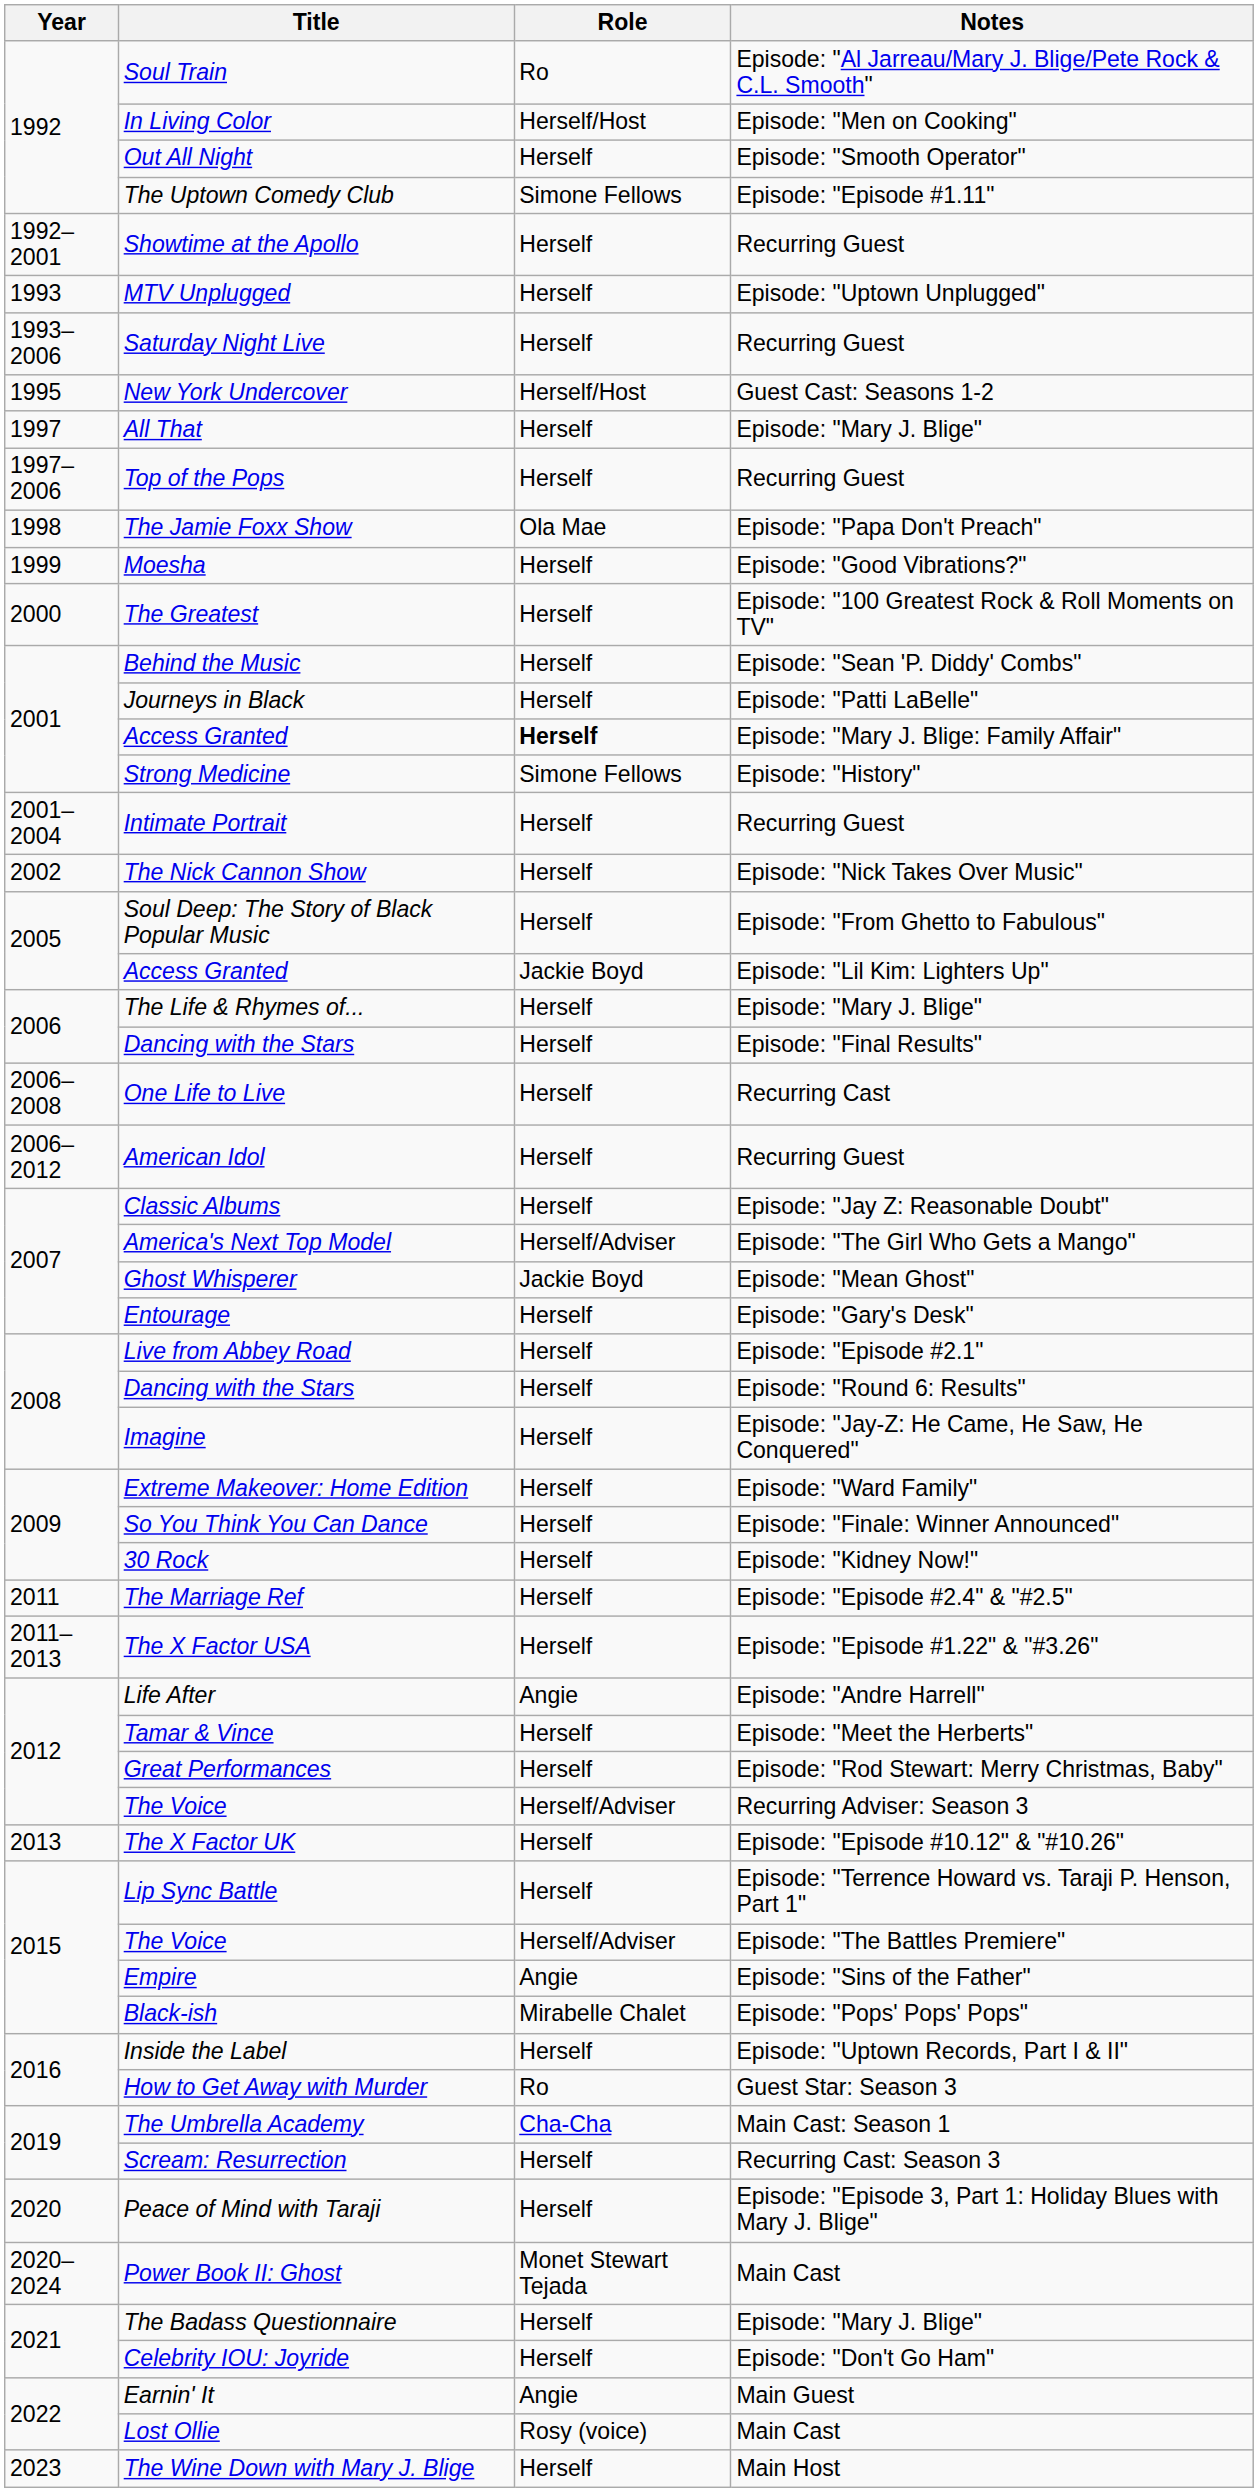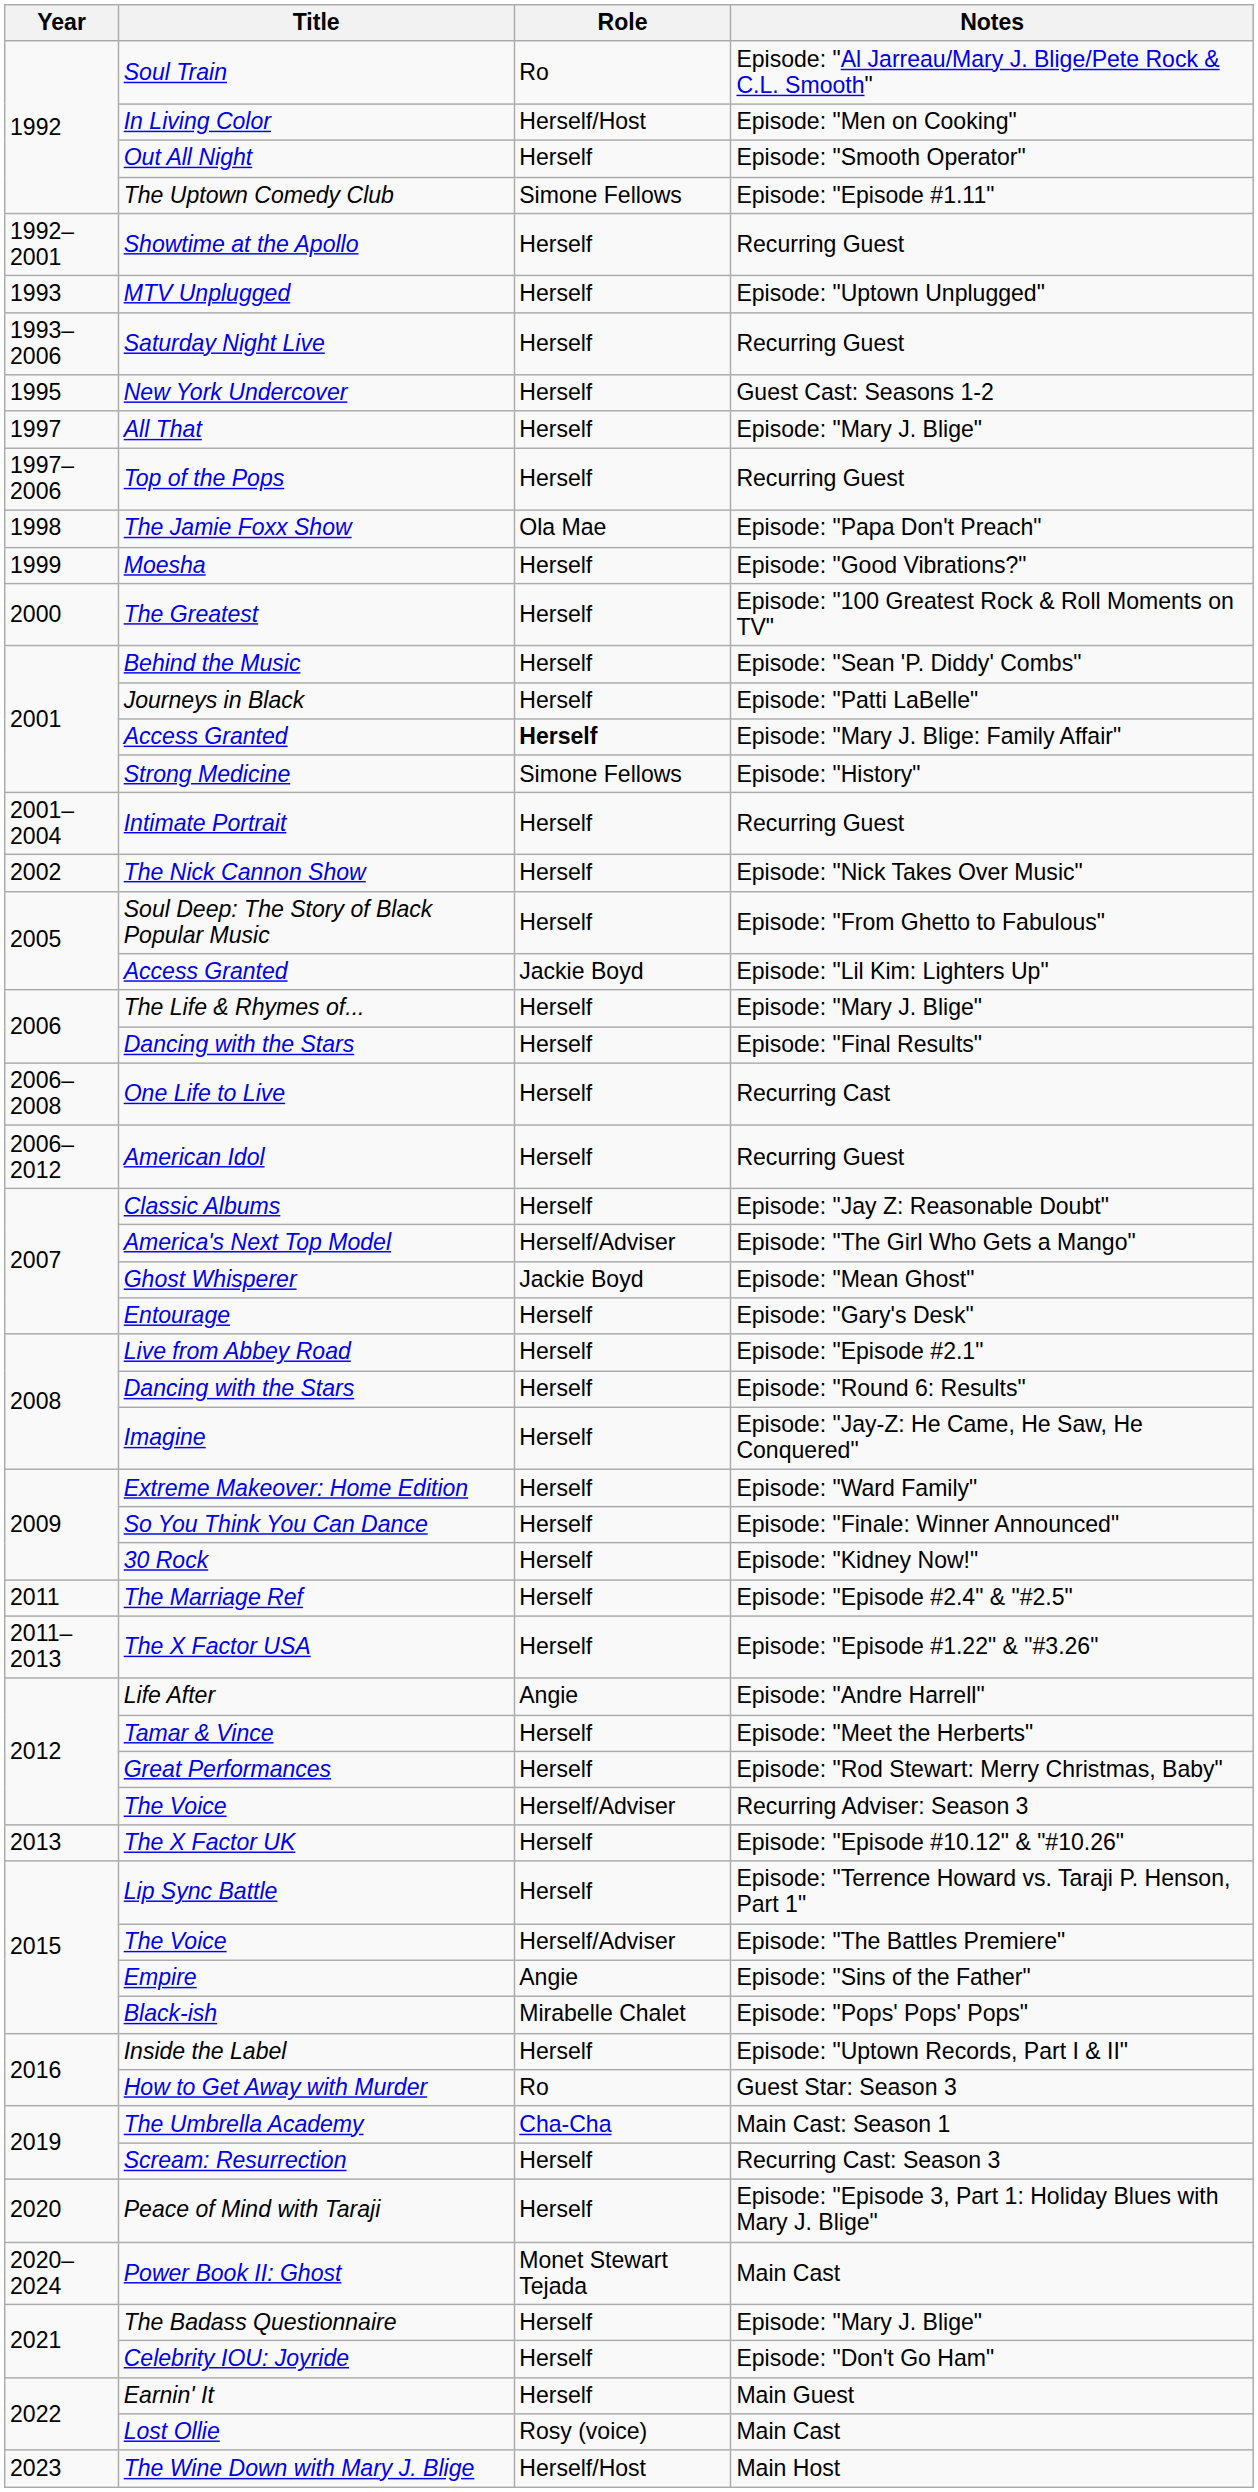(583, 392) Herself/Host -> (556, 392) Herself
(549, 2395) Angie -> (556, 2395) Herself
(556, 2468) Herself -> (583, 2468) Herself/Host
